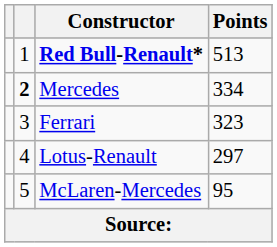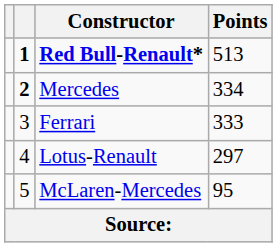(24, 54) normal -> (24, 54) bold
(228, 122) 323 -> (228, 122) 333
